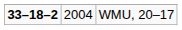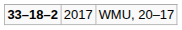(78, 14) 2004 -> (78, 14) 2017
